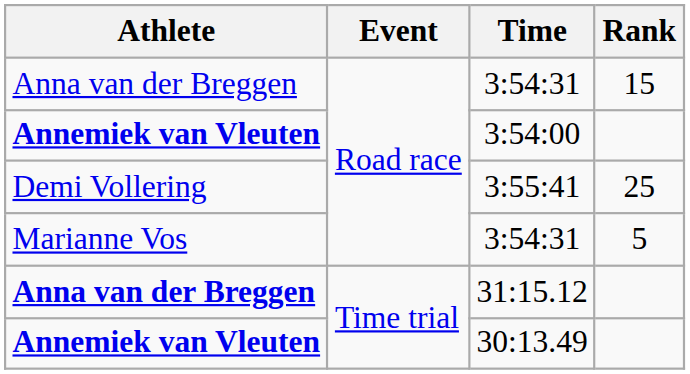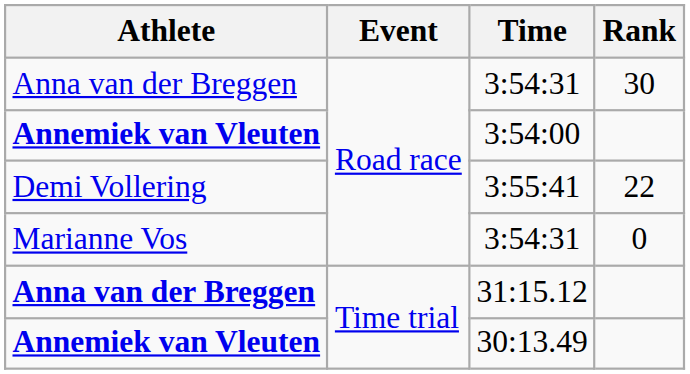(639, 82) 15 -> (639, 82) 30
(639, 186) 25 -> (639, 186) 22
(639, 238) 5 -> (639, 238) 0
